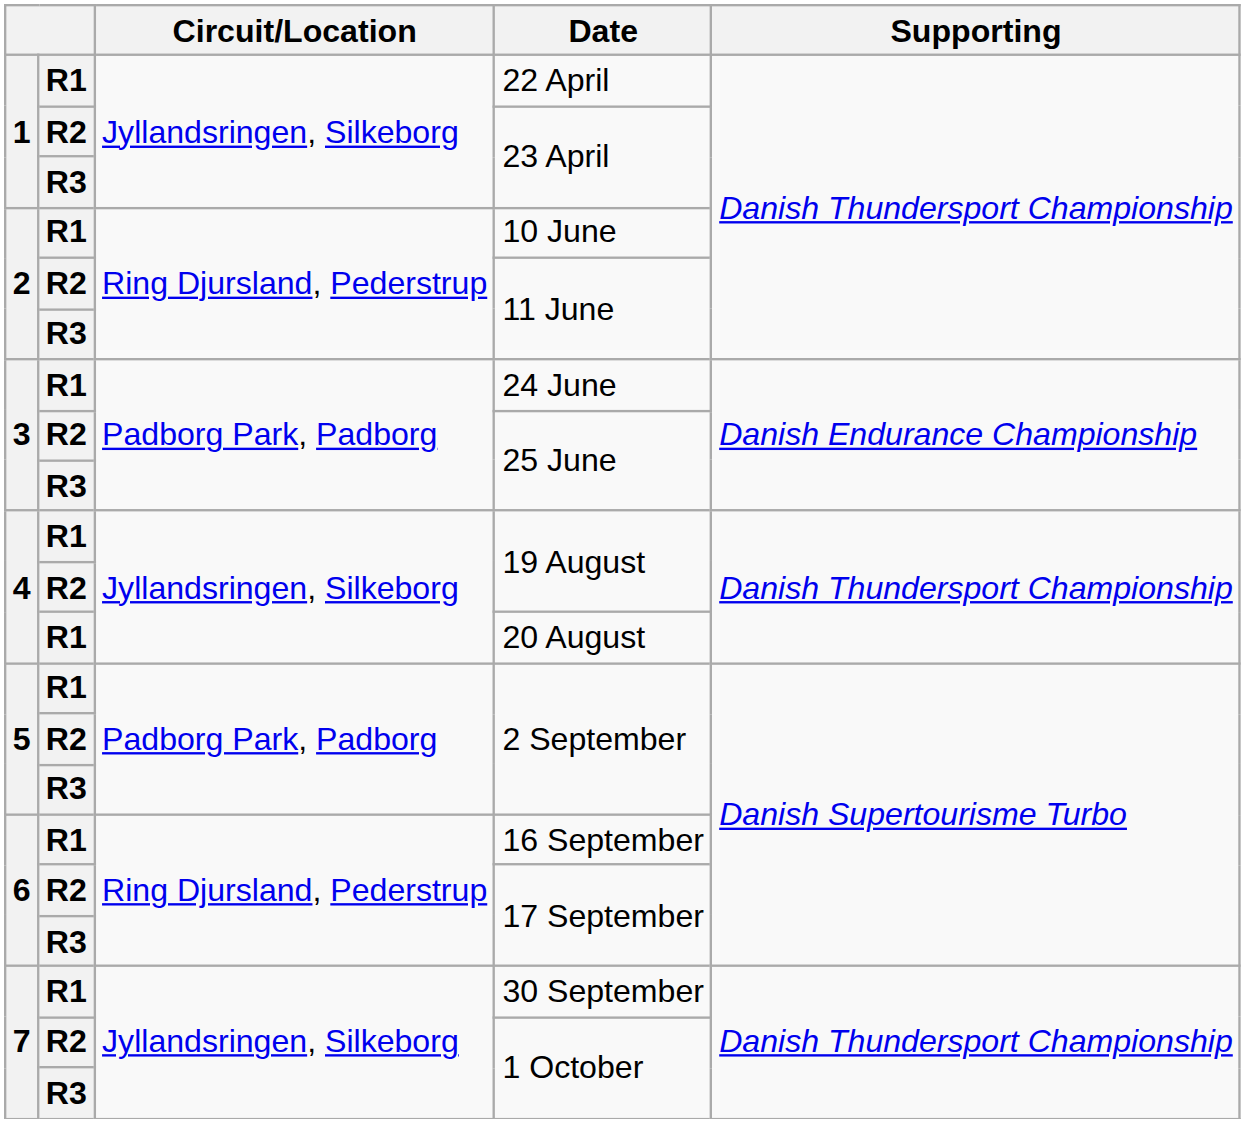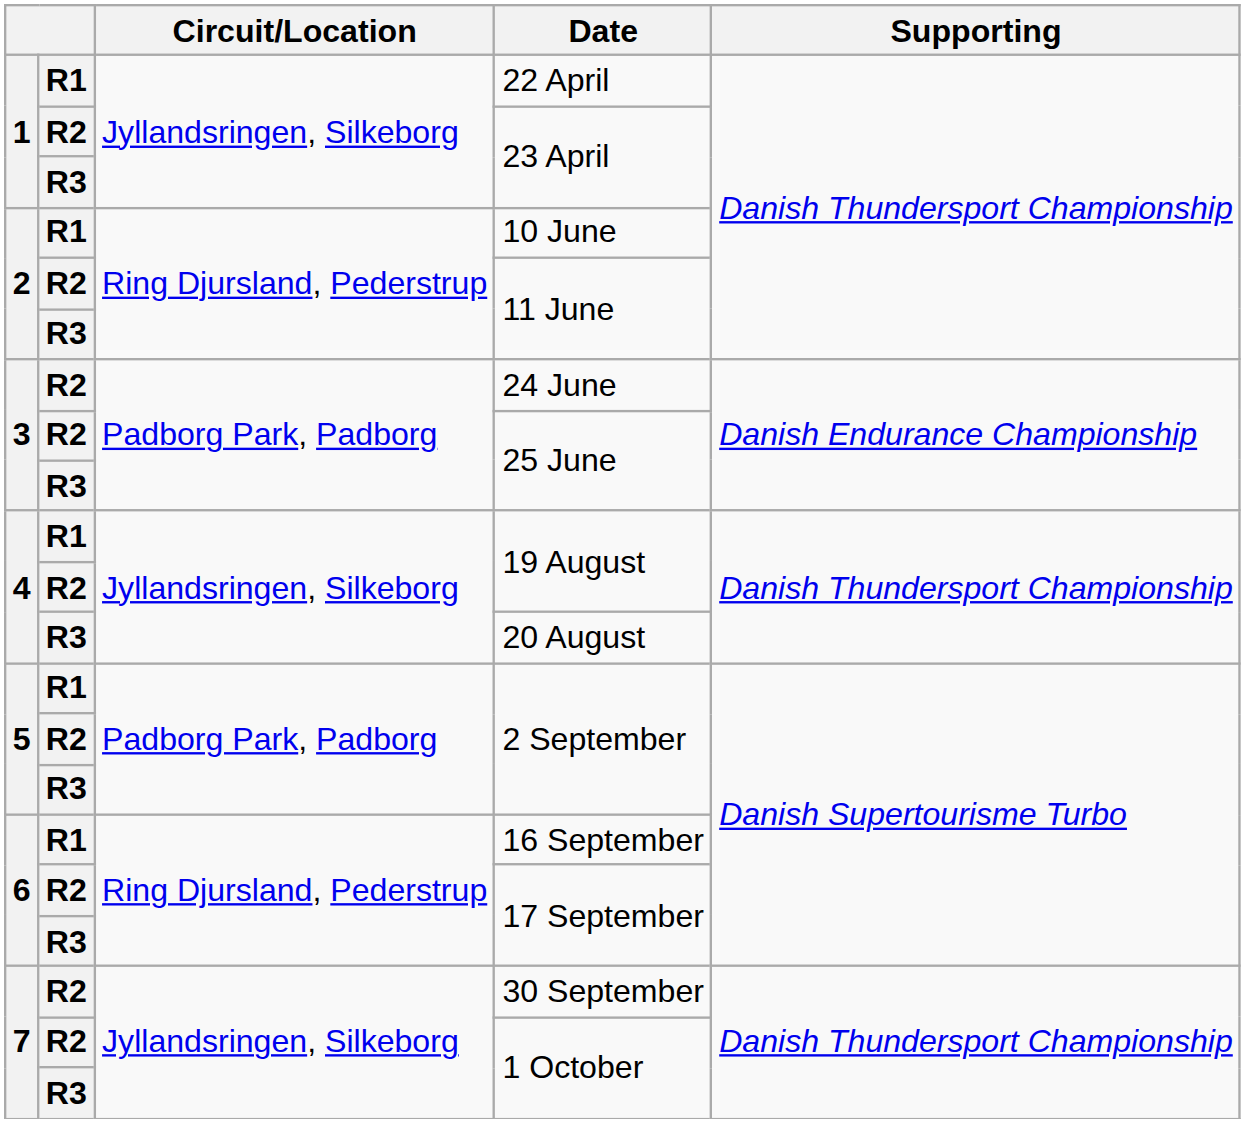(66, 384) R1 -> (66, 384) R2
(66, 637) R1 -> (66, 637) R3
(66, 991) R1 -> (66, 991) R2
